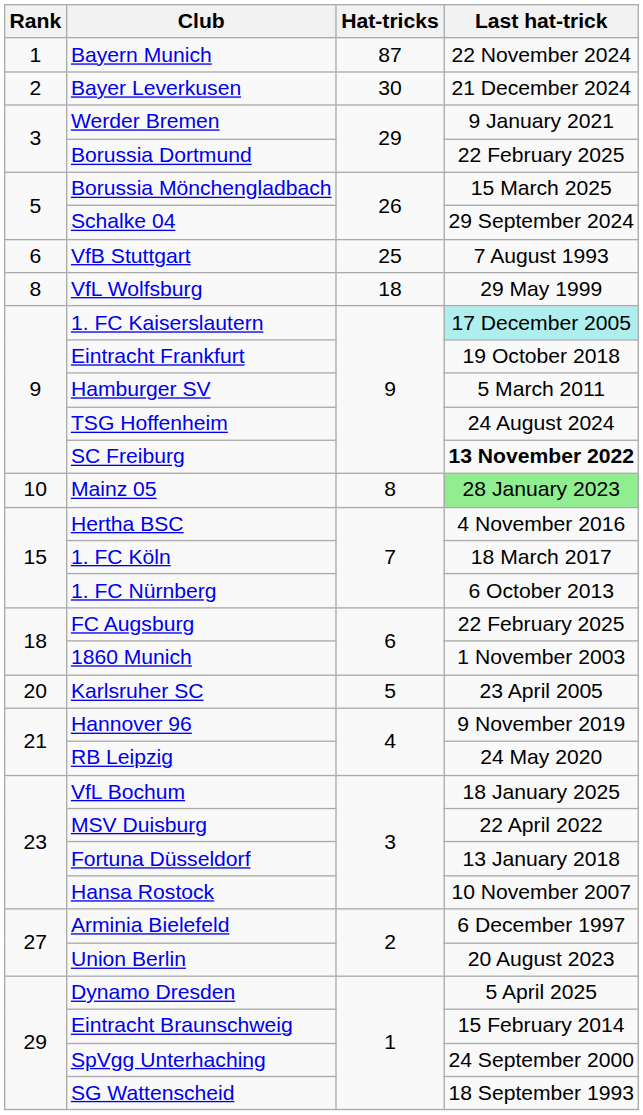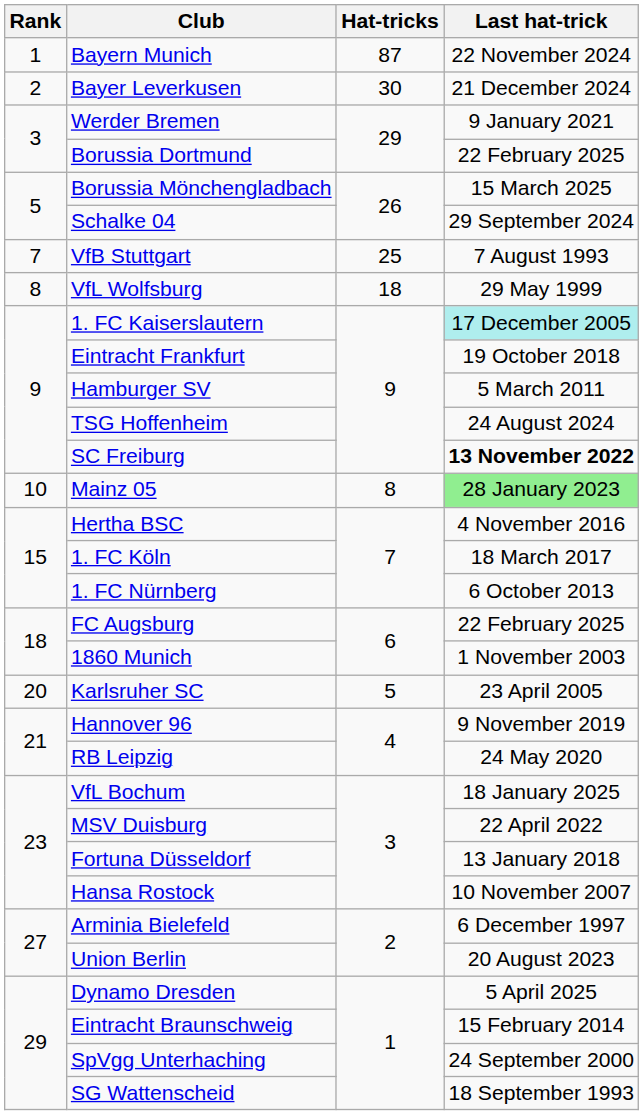(35, 255) 6 -> (35, 255) 7
